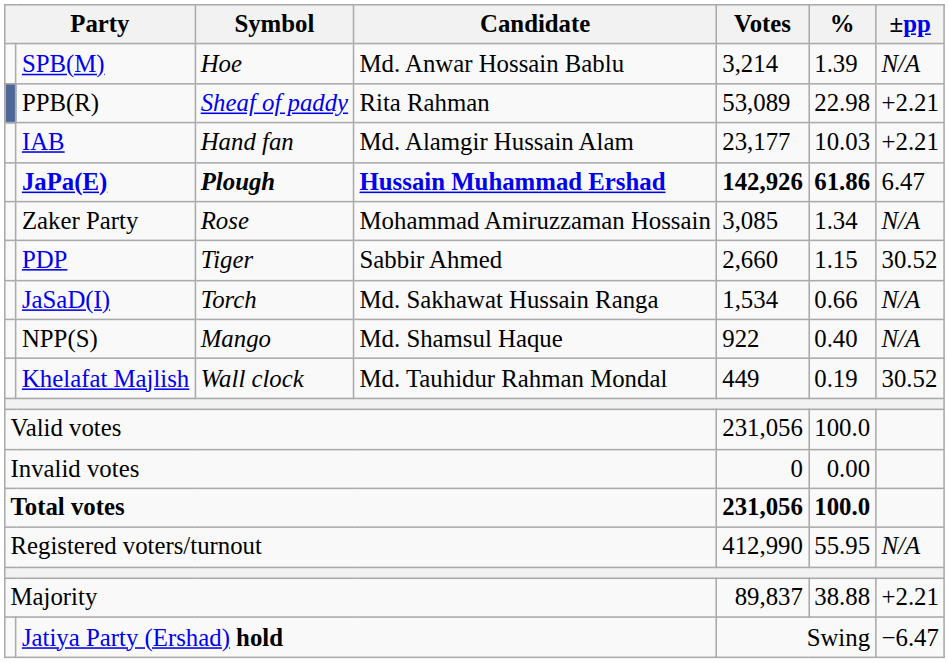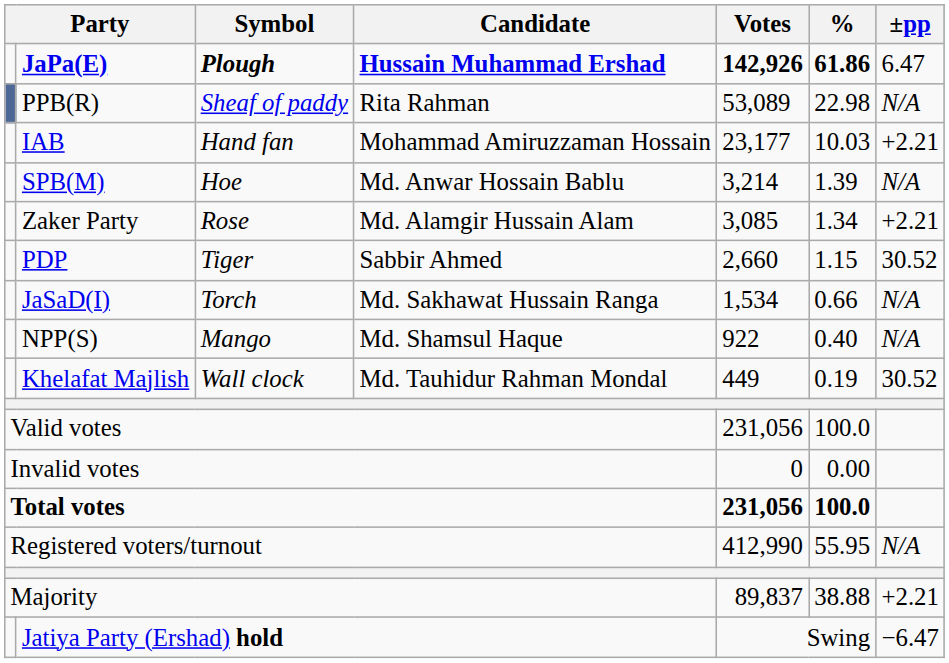rows swapped: (65, 181) <-> (63, 63)
(910, 102) +2.21 -> (901, 102) N/A
(497, 142) Md. Alamgir Hussain Alam -> (535, 142) Mohammad Amiruzzaman Hossain
(535, 220) Mohammad Amiruzzaman Hossain -> (497, 220) Md. Alamgir Hussain Alam
(901, 220) N/A -> (910, 220) +2.21
